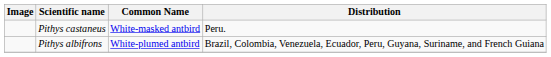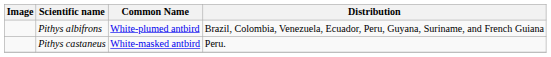rows swapped: (70, 44) <-> (72, 28)
